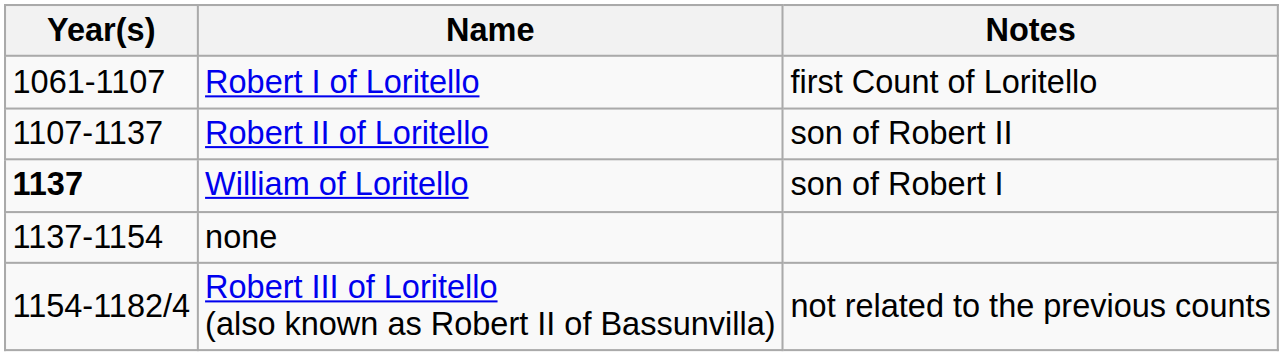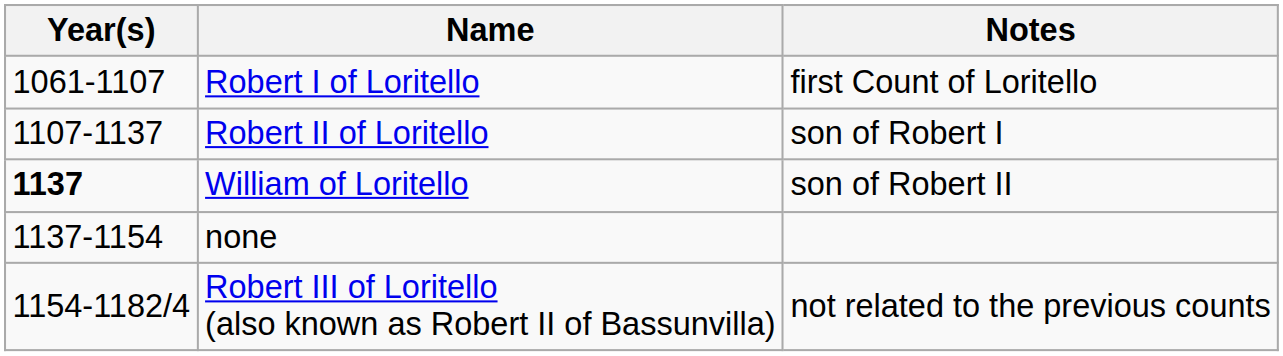(902, 133) son of Robert II -> (897, 133) son of Robert I
(897, 184) son of Robert I -> (902, 184) son of Robert II
